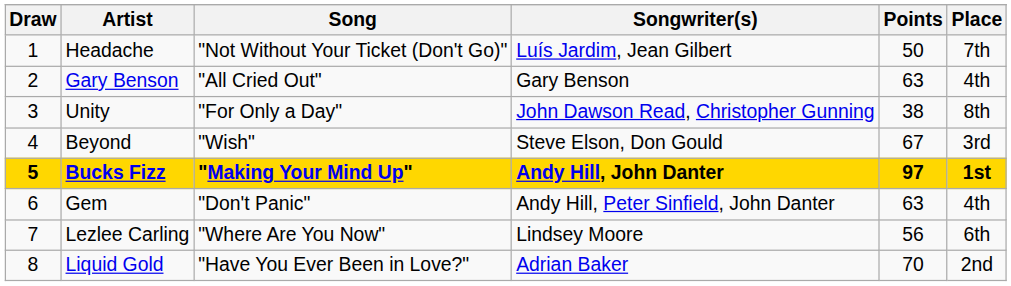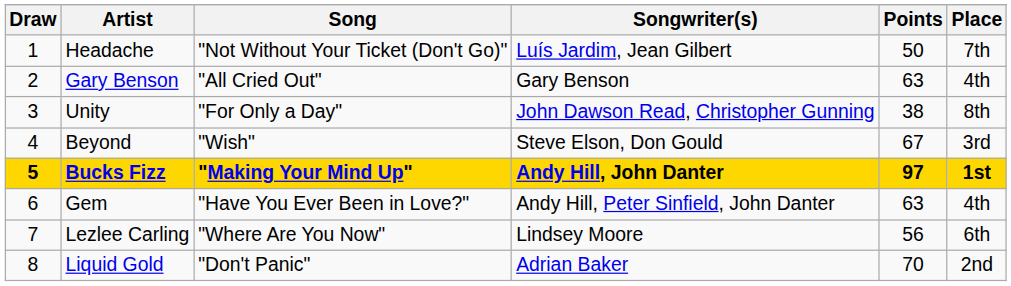(254, 204) "Don't Panic" -> (334, 204) "Have You Ever Been in Love?"
(334, 265) "Have You Ever Been in Love?" -> (254, 265) "Don't Panic"
